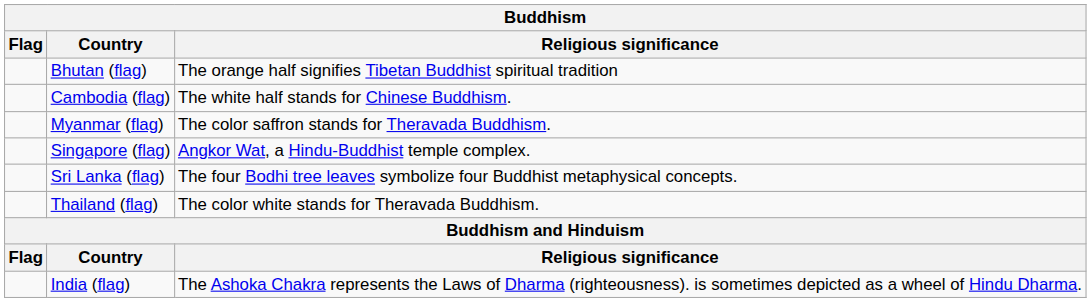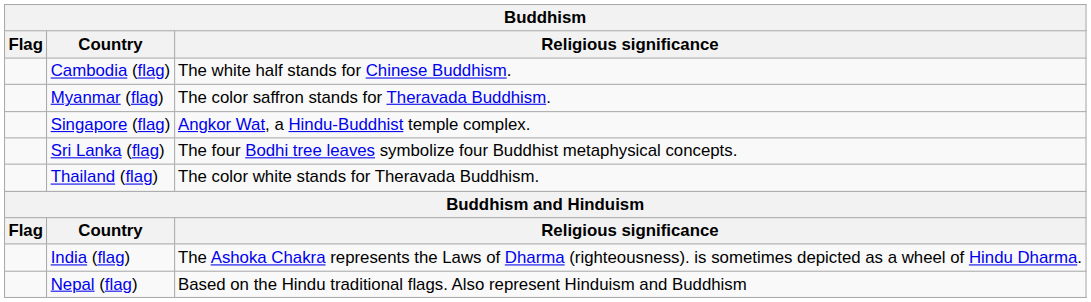- row: (99, 71)
+ row: (94, 284)
